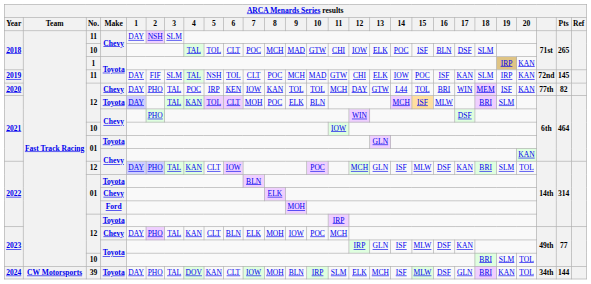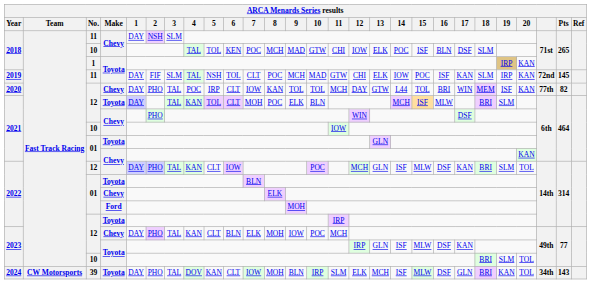(233, 50) CLT -> (233, 50) KEN
(233, 89) KEN -> (233, 89) CLT
(564, 272) 144 -> (564, 272) 143
